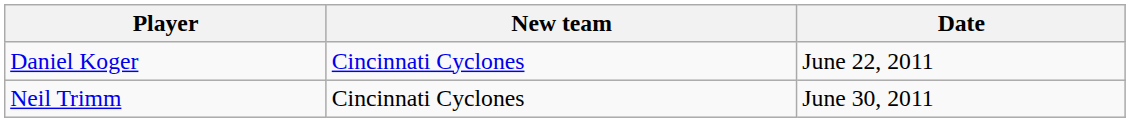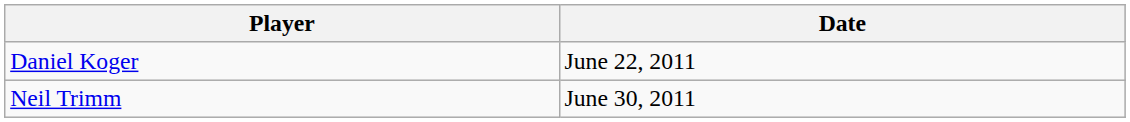- column: (562, 23)
